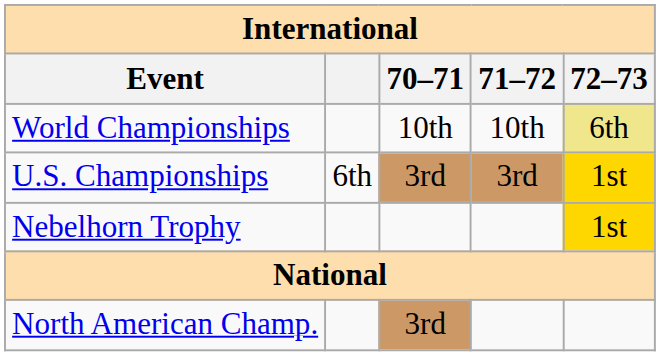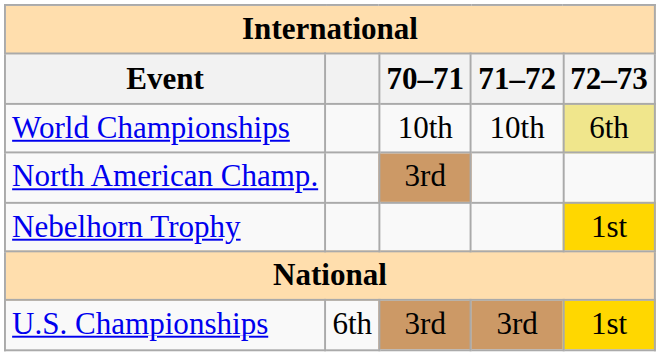rows swapped: (165, 324) <-> (140, 176)
